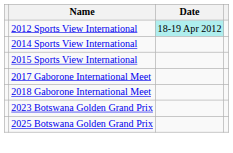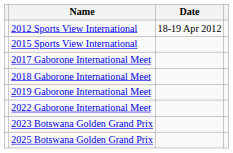(190, 28) paleturquoise background -> (190, 28) no background
- row: (74, 44)
+ row: (81, 92)
+ row: (81, 108)
